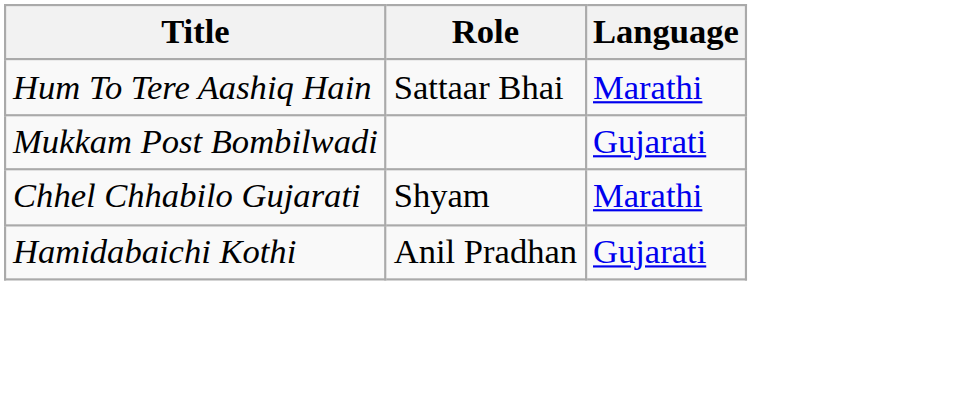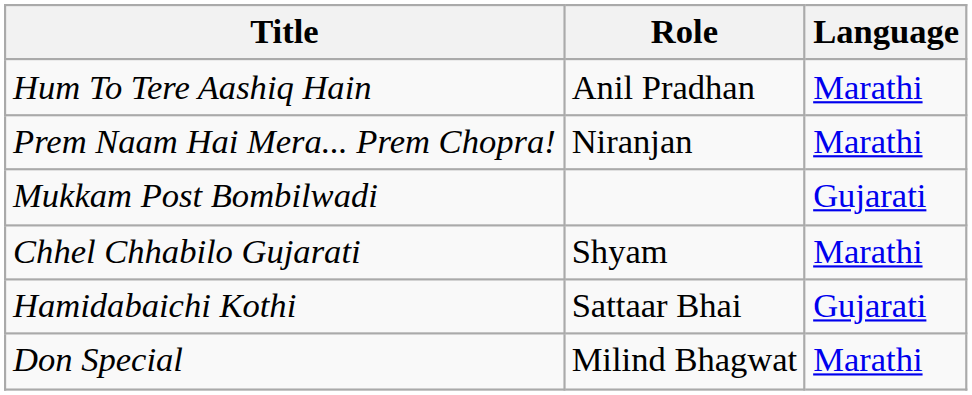(479, 86) Sattaar Bhai -> (663, 86) Anil Pradhan
+ row: (284, 141)
(485, 251) Anil Pradhan -> (657, 305) Sattaar Bhai
+ row: (98, 360)
